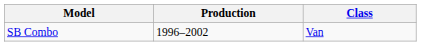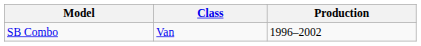columns swapped: (360, 13) <-> (228, 13)
